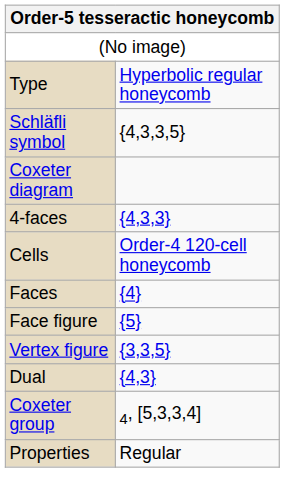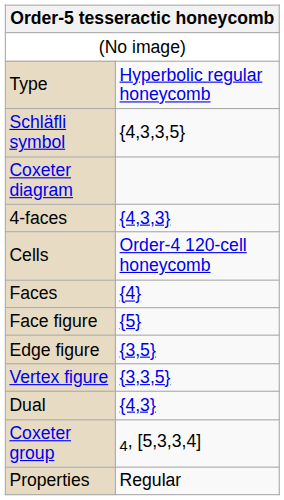+ row: (54, 349)
